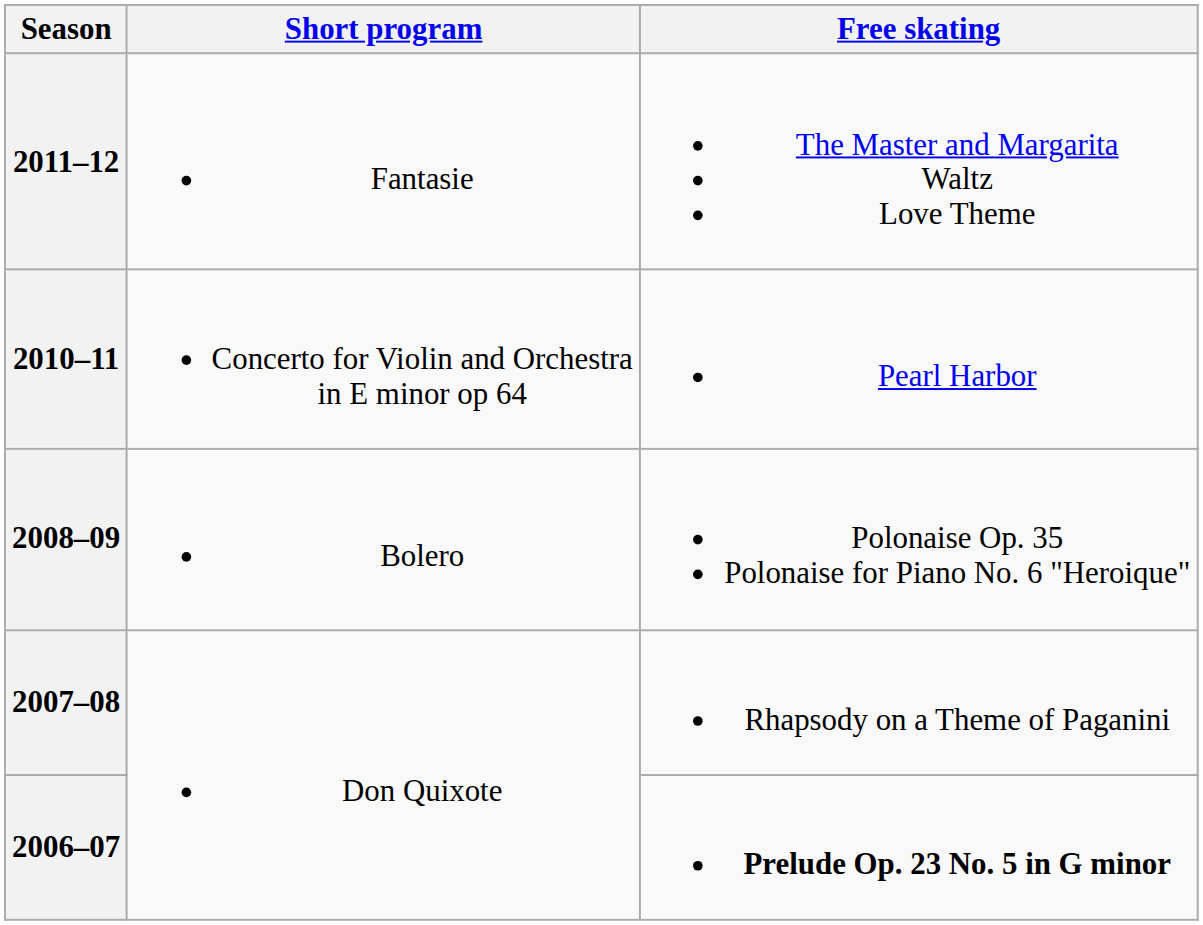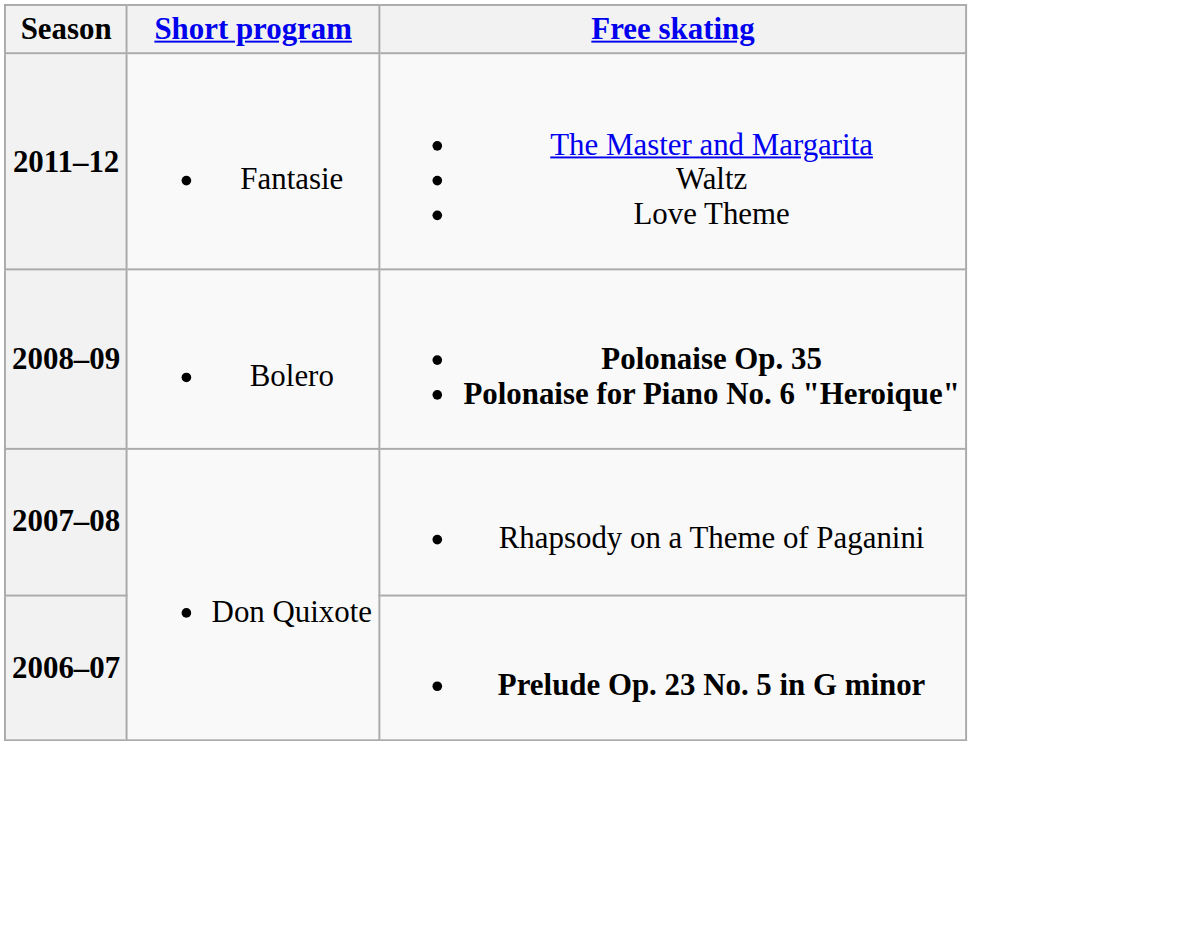- row: (66, 358)
(919, 557) normal -> (673, 376) bold
